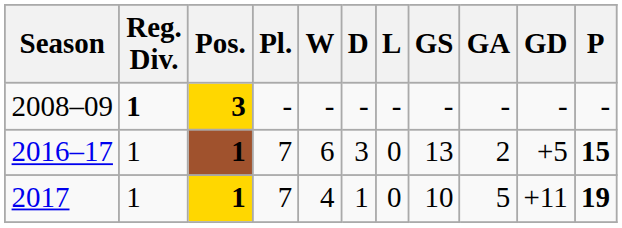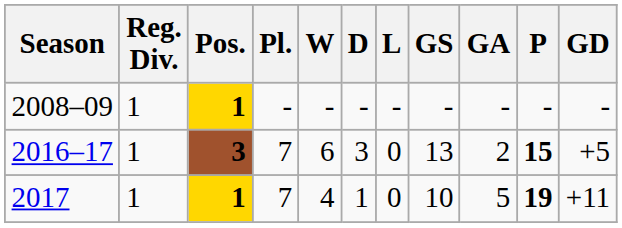columns swapped: (546, 43) <-> (596, 43)
(134, 105) bold -> (134, 105) normal
(239, 105) 3 -> (239, 105) 1
(239, 151) 1 -> (239, 151) 3
